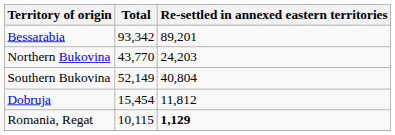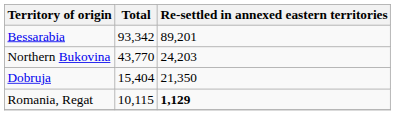- row: (59, 78)
(136, 99) 15,454 -> (136, 78) 15,404
(179, 99) 11,812 -> (179, 78) 21,350
